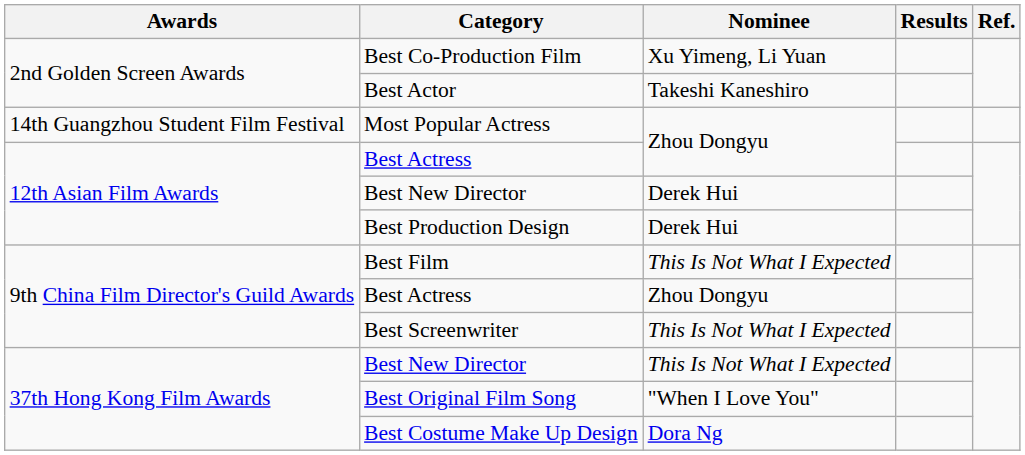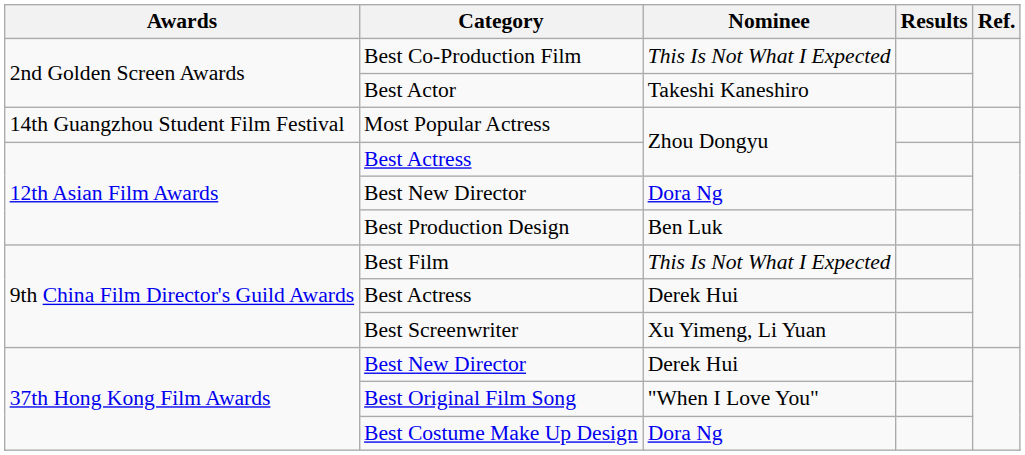(737, 55) Xu Yimeng, Li Yuan -> (769, 55) This Is Not What I Expected
(693, 192) Derek Hui -> (685, 192) Dora Ng
(693, 227) Derek Hui -> (685, 227) Ben Luk
(708, 295) Zhou Dongyu -> (693, 295) Derek Hui
(769, 329) This Is Not What I Expected -> (737, 329) Xu Yimeng, Li Yuan
(769, 364) This Is Not What I Expected -> (693, 364) Derek Hui
